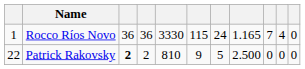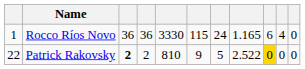(270, 34) 7 -> (270, 34) 6
(247, 54) 2.500 -> (247, 54) 2.522
(270, 54) no background -> (270, 54) gold background
